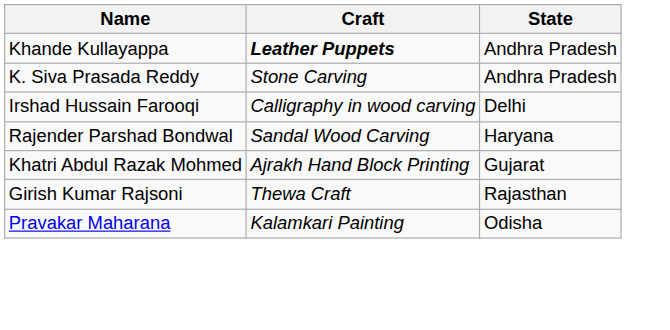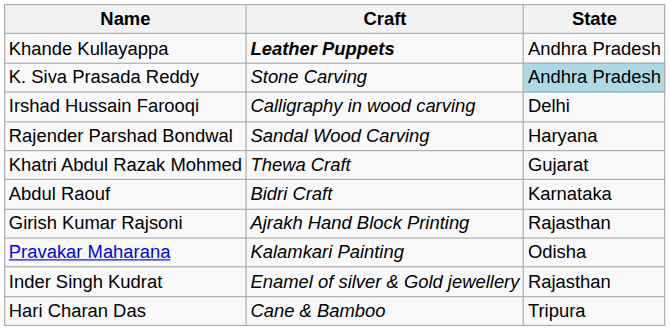(550, 77) no background -> (594, 77) lightblue background
(360, 164) Ajrakh Hand Block Printing -> (301, 164) Thewa Craft
+ row: (59, 194)
(301, 194) Thewa Craft -> (360, 223) Ajrakh Hand Block Printing
+ row: (86, 281)
+ row: (77, 310)
